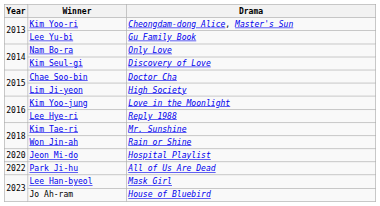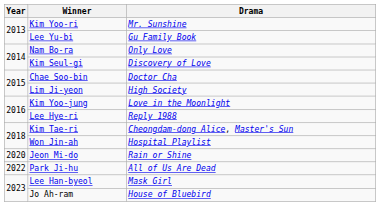(211, 24) Cheongdam-dong Alice, Master's Sun -> (157, 24) Mr. Sunshine
(157, 129) Mr. Sunshine -> (211, 129) Cheongdam-dong Alice, Master's Sun
(160, 142) Rain or Shine -> (170, 142) Hospital Playlist
(170, 155) Hospital Playlist -> (160, 155) Rain or Shine
